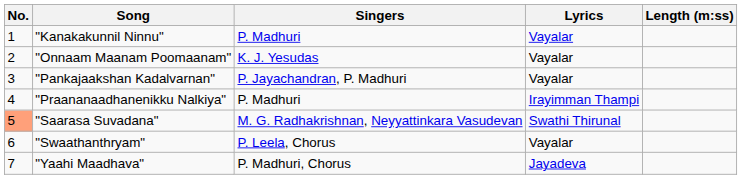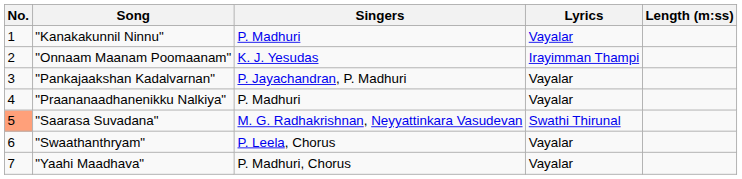(551, 58) Vayalar -> (584, 58) Irayimman Thampi
(584, 100) Irayimman Thampi -> (551, 100) Vayalar
(557, 163) Jayadeva -> (551, 163) Vayalar
